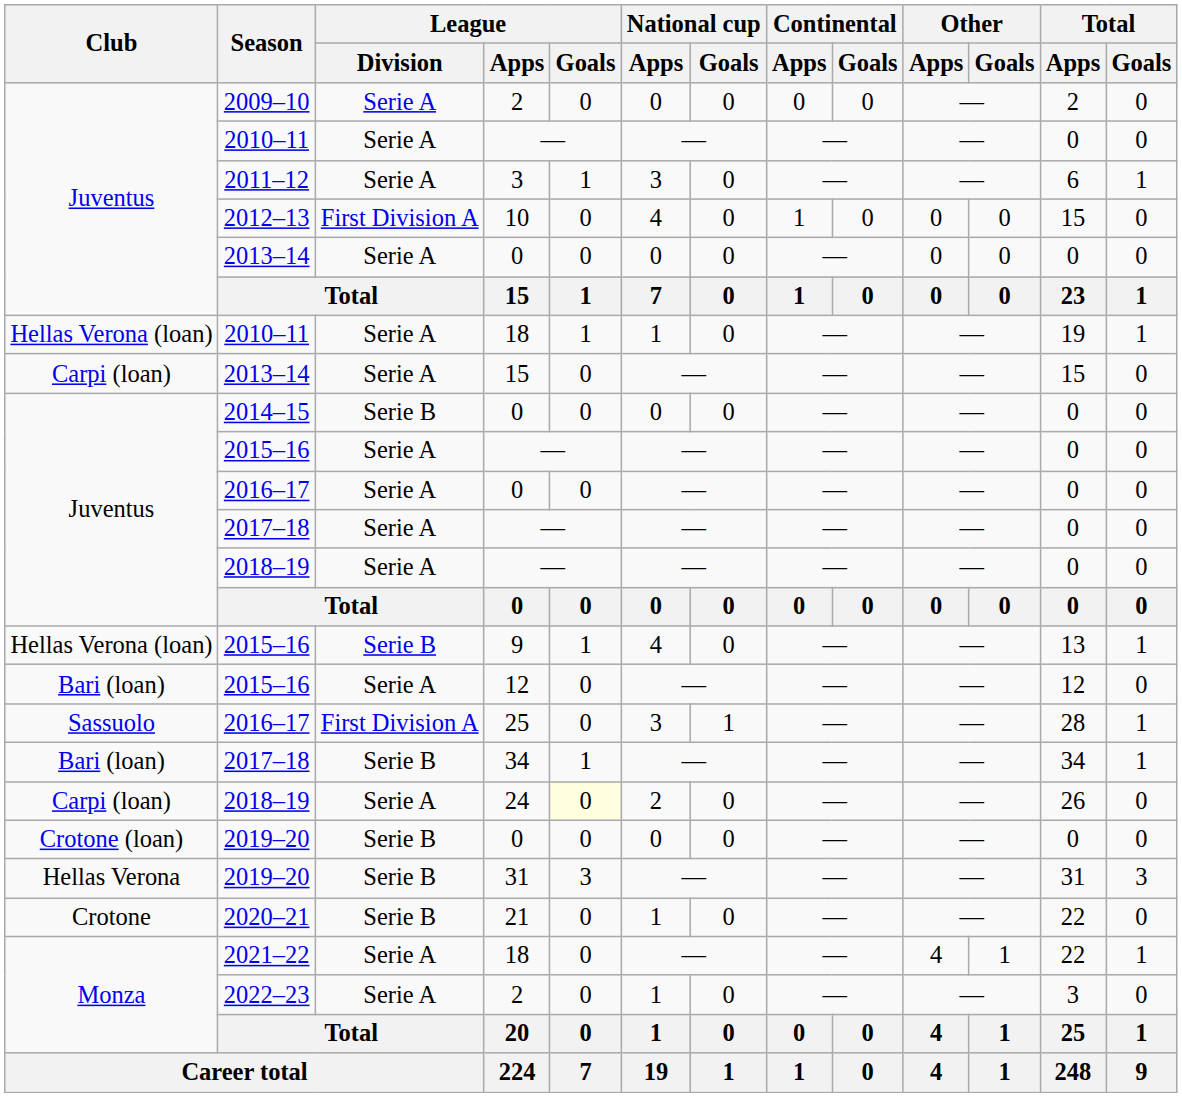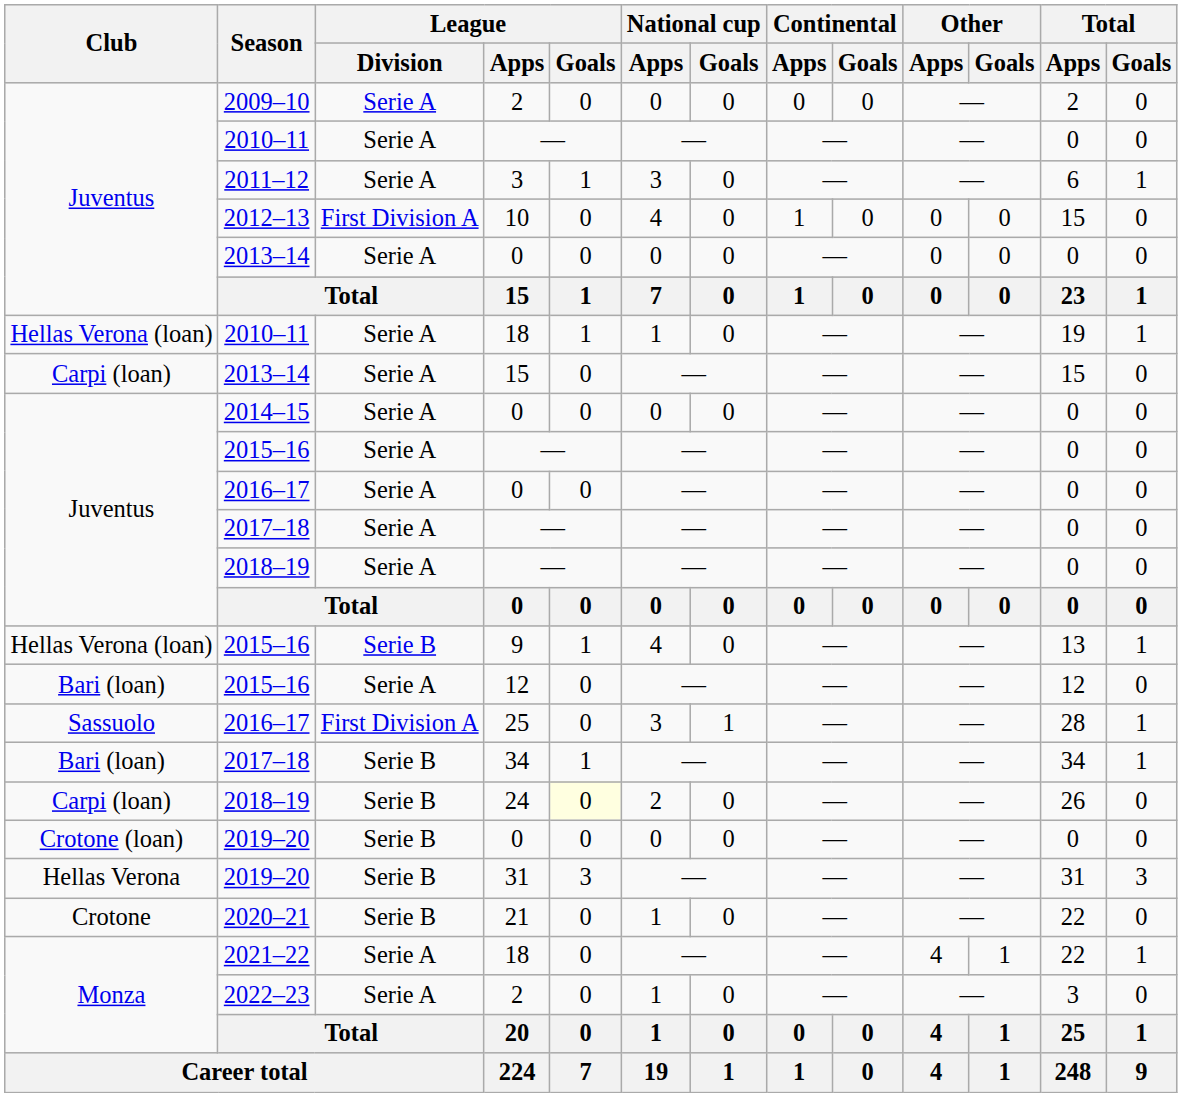(400, 412) Serie B -> (400, 412) Serie A
(400, 800) Serie A -> (400, 800) Serie B
